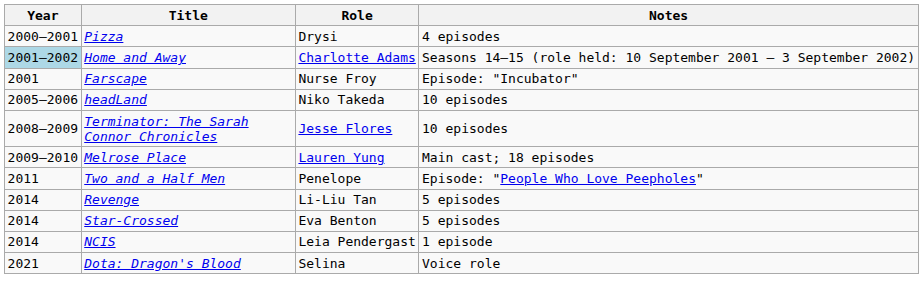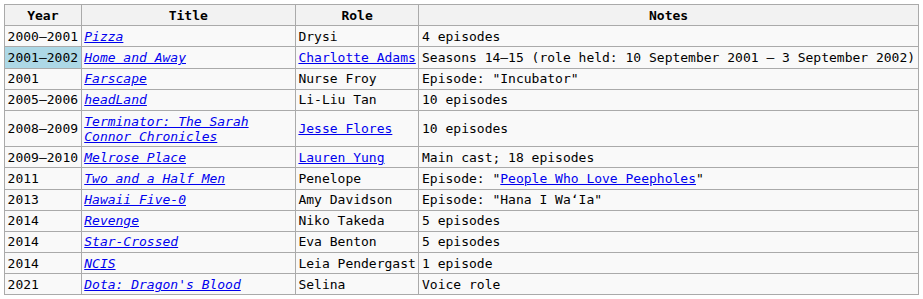(341, 100) Niko Takeda -> (338, 100) Li-Liu Tan
+ row: (135, 200)
(338, 200) Li-Liu Tan -> (341, 221) Niko Takeda
